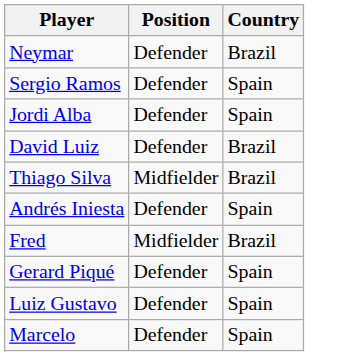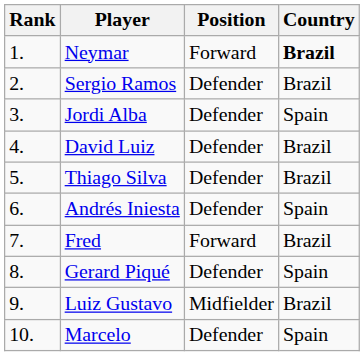+ column: (32, 20)
(170, 51) Defender -> (223, 51) Forward
(252, 51) normal -> (309, 51) bold
(250, 83) Spain -> (307, 83) Brazil
(176, 177) Midfielder -> (226, 177) Defender
(176, 240) Midfielder -> (223, 240) Forward
(170, 303) Defender -> (231, 303) Midfielder
(250, 303) Spain -> (307, 303) Brazil
